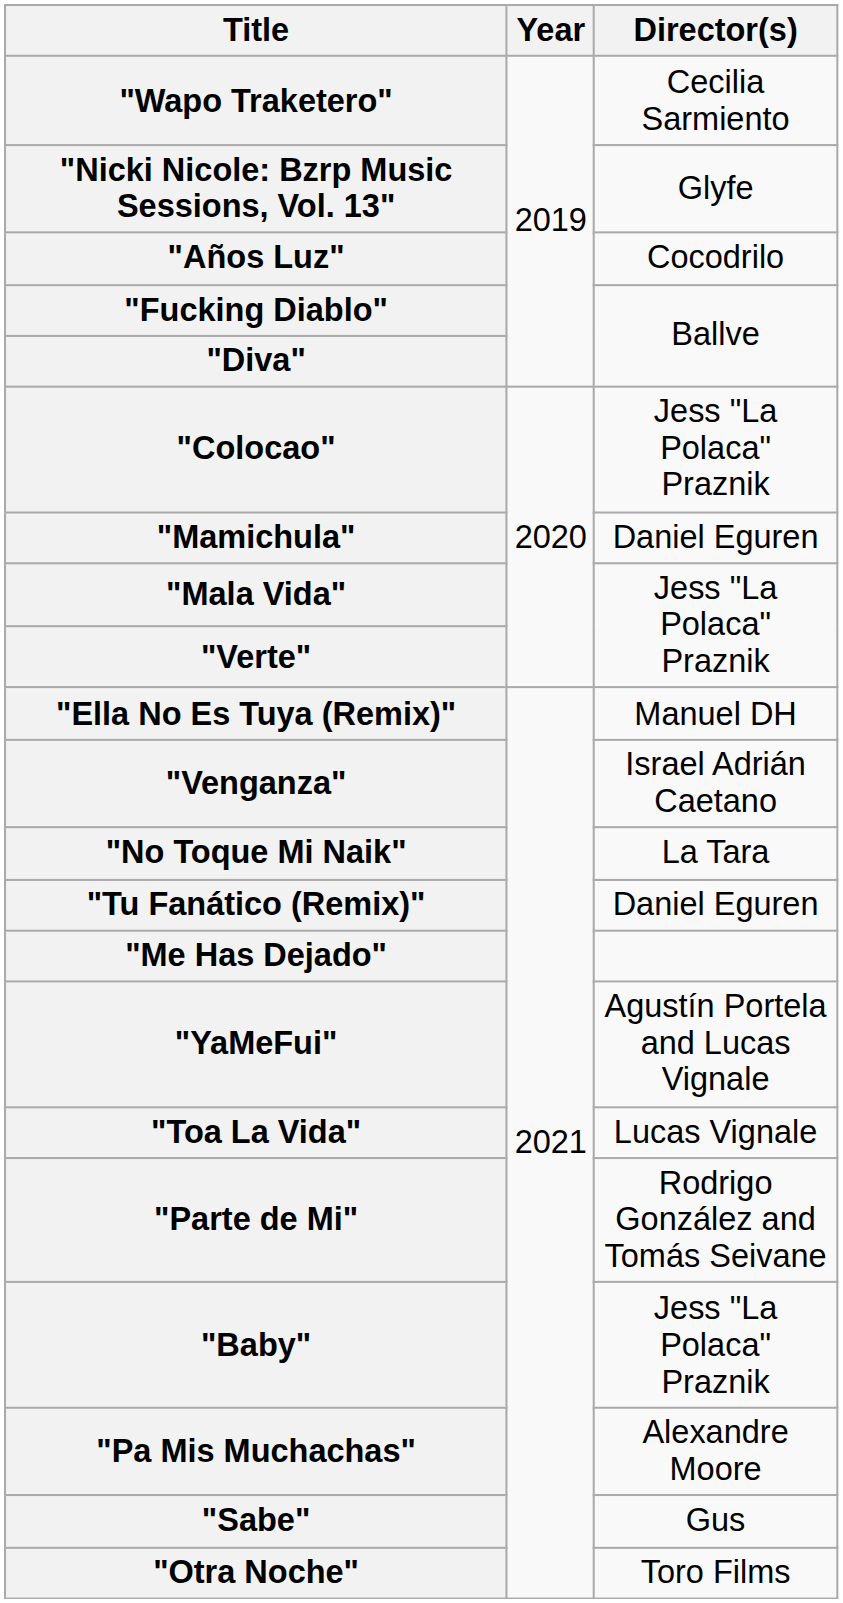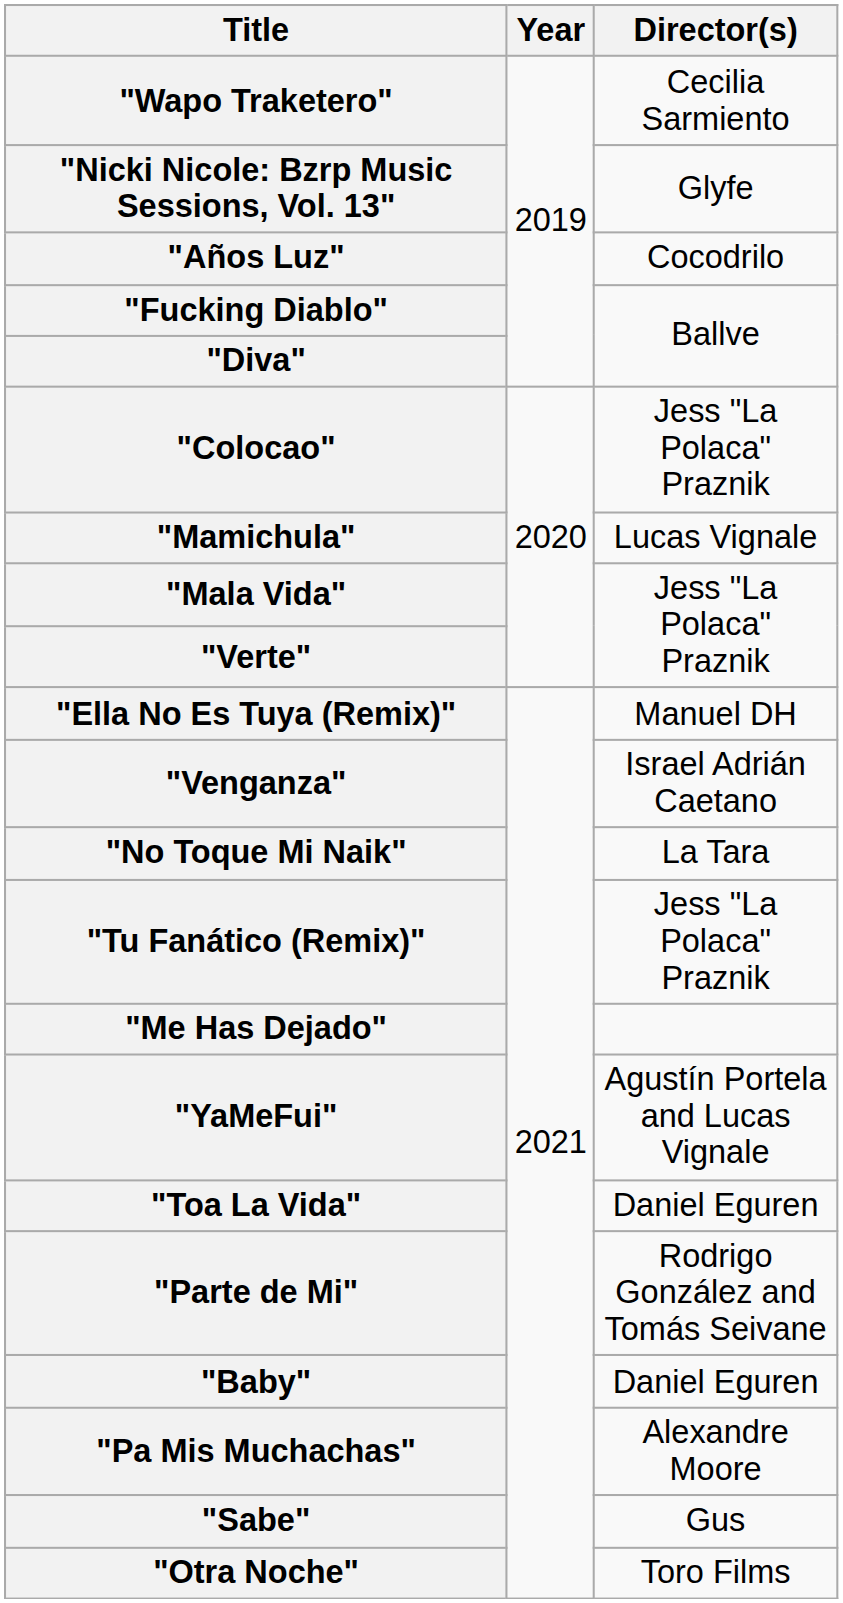(716, 536) Daniel Eguren -> (716, 536) Lucas Vignale
(716, 904) Daniel Eguren -> (716, 940) Jess "La Polaca" Praznik
(716, 1131) Lucas Vignale -> (716, 1204) Daniel Eguren
(716, 1344) Jess "La Polaca" Praznik -> (716, 1380) Daniel Eguren
